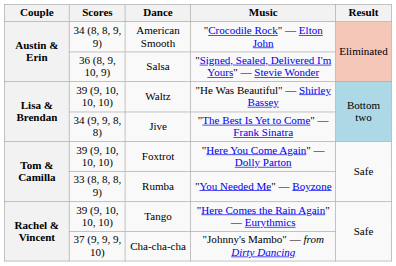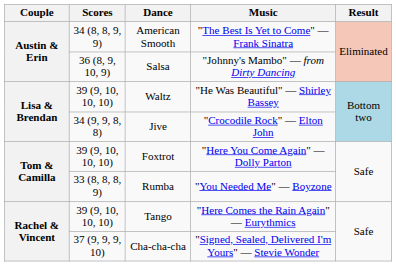(263, 36) "Crocodile Rock" — Elton John -> (263, 36) "The Best Is Yet to Come" — Frank Sinatra
(263, 66) "Signed, Sealed, Delivered I'm Yours" — Stevie Wonder -> (263, 66) "Johnny's Mambo" — from Dirty Dancing
(263, 126) "The Best Is Yet to Come" — Frank Sinatra -> (263, 126) "Crocodile Rock" — Elton John
(263, 246) "Johnny's Mambo" — from Dirty Dancing -> (263, 246) "Signed, Sealed, Delivered I'm Yours" — Stevie Wonder
